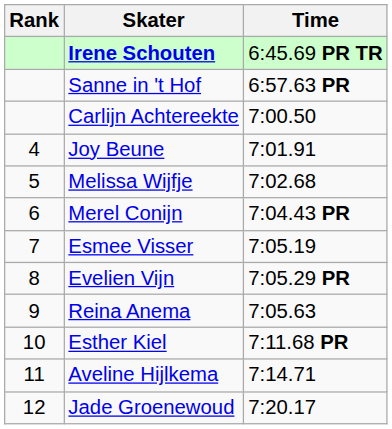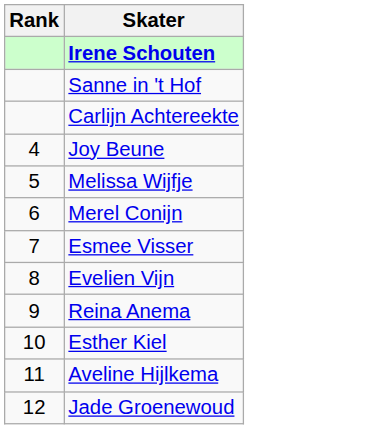- column: (315, 20)
